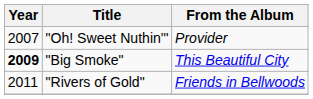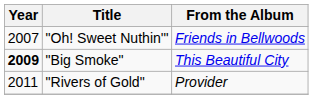(201, 37) Provider -> (240, 37) Friends in Bellwoods
(240, 82) Friends in Bellwoods -> (201, 82) Provider
